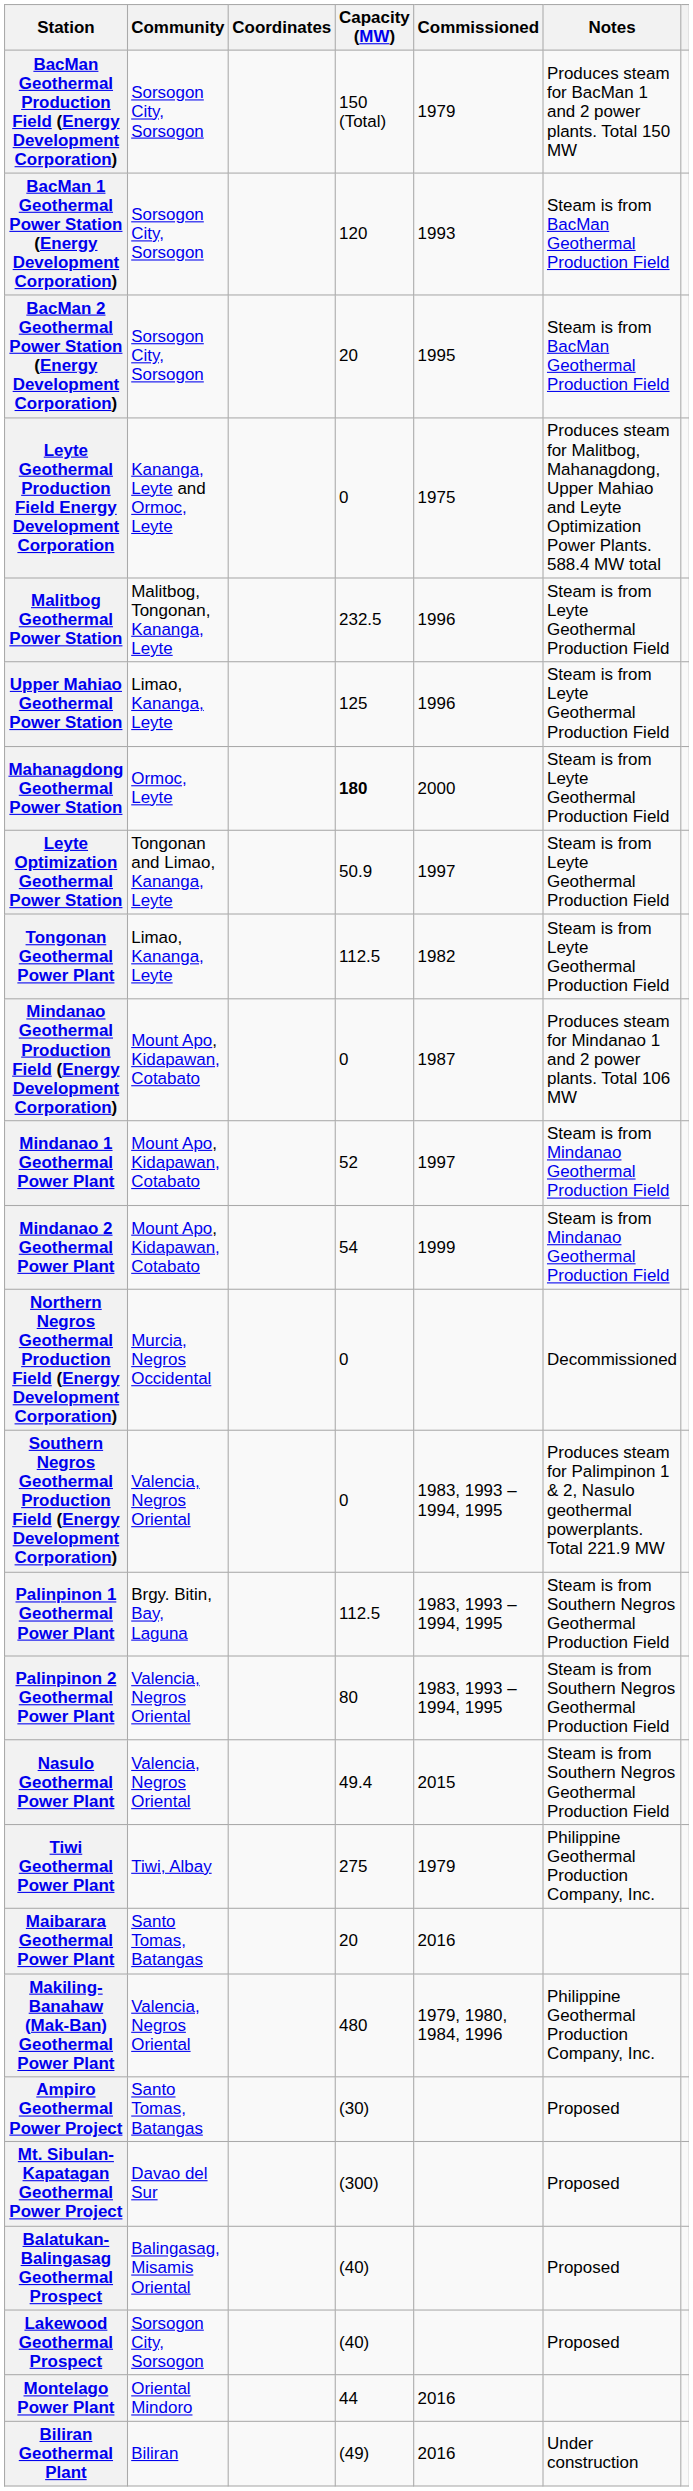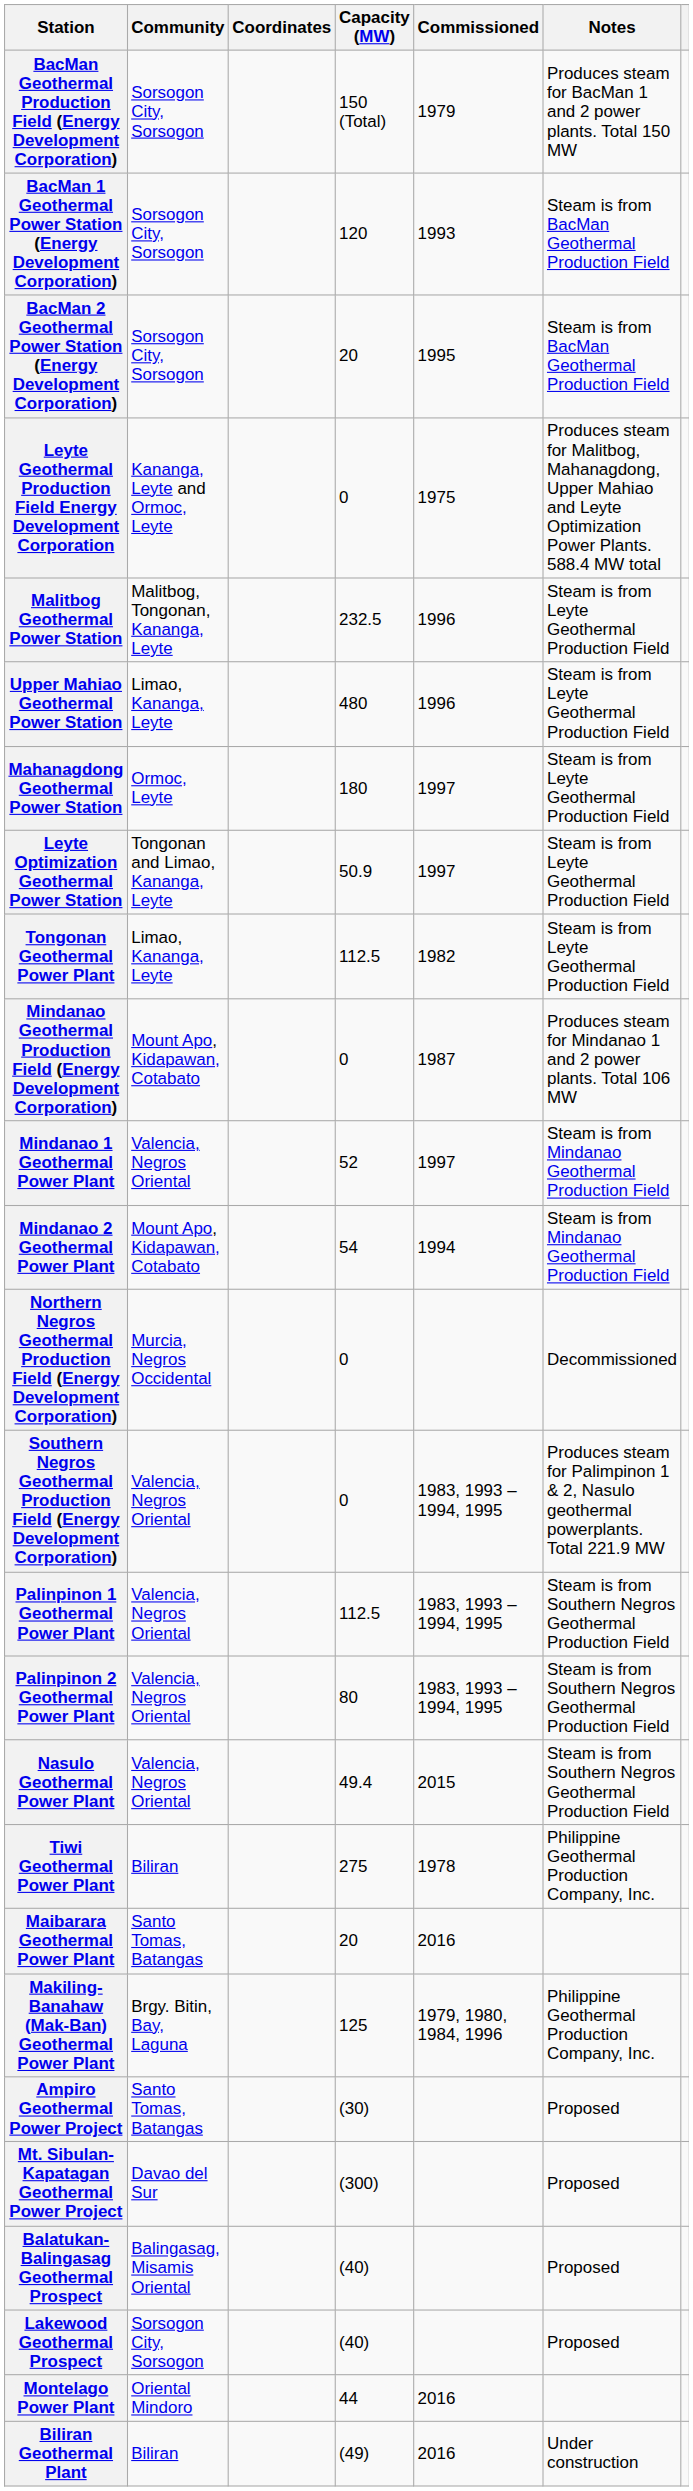(353, 704) 125 -> (353, 704) 480
(353, 788) bold -> (353, 788) normal
(436, 788) 2000 -> (436, 788) 1997
(176, 1162) Mount Apo, Kidapawan, Cotabato -> (165, 1162) Valencia, Negros Oriental
(436, 1247) 1999 -> (436, 1247) 1994
(172, 1613) Brgy. Bitin, Bay, Laguna -> (165, 1613) Valencia, Negros Oriental
(171, 1866) Tiwi, Albay -> (155, 1866) Biliran
(436, 1866) 1979 -> (436, 1866) 1978
(165, 2025) Valencia, Negros Oriental -> (172, 2025) Brgy. Bitin, Bay, Laguna
(353, 2025) 480 -> (353, 2025) 125
